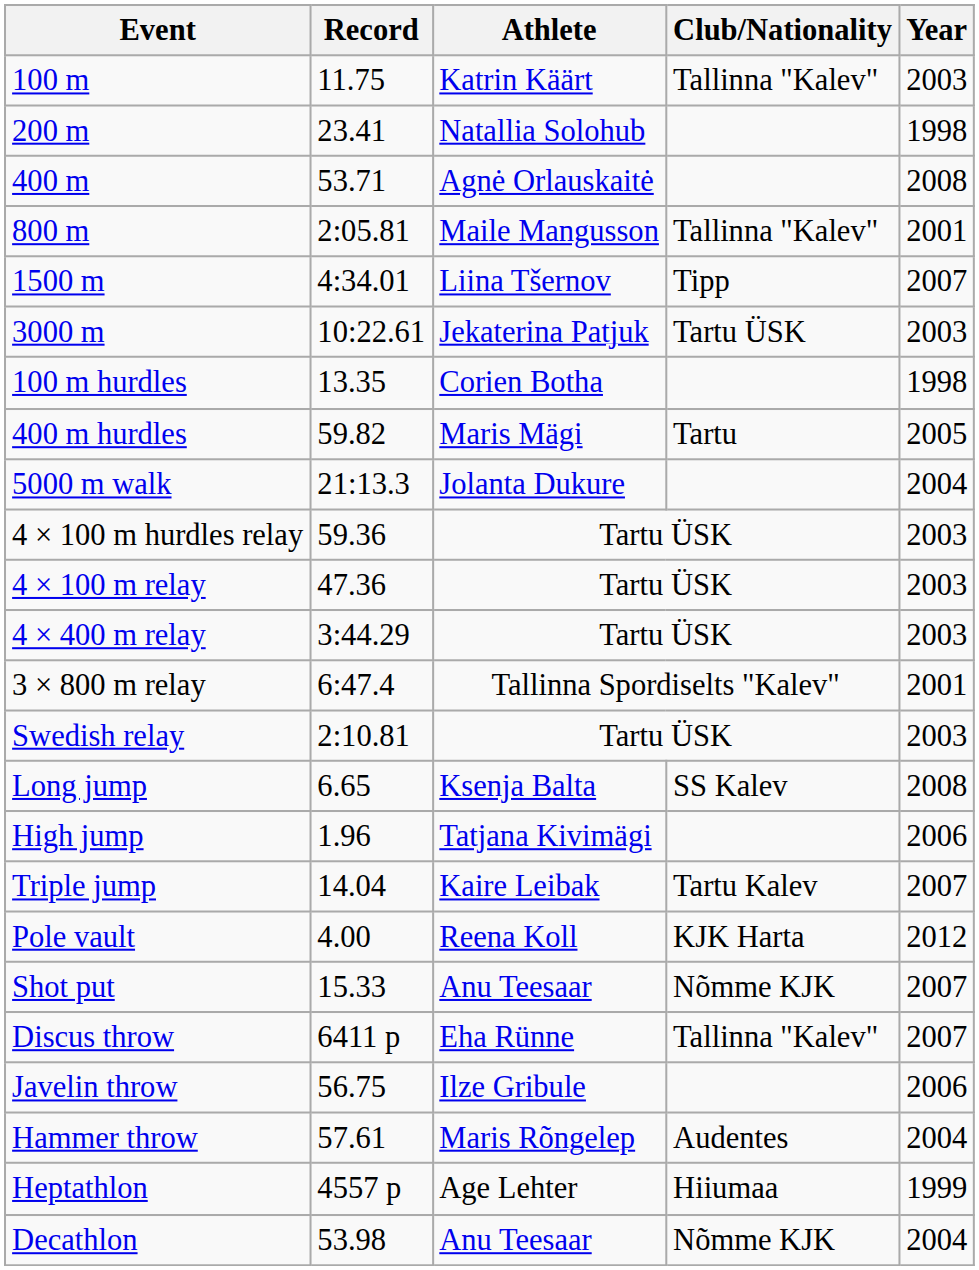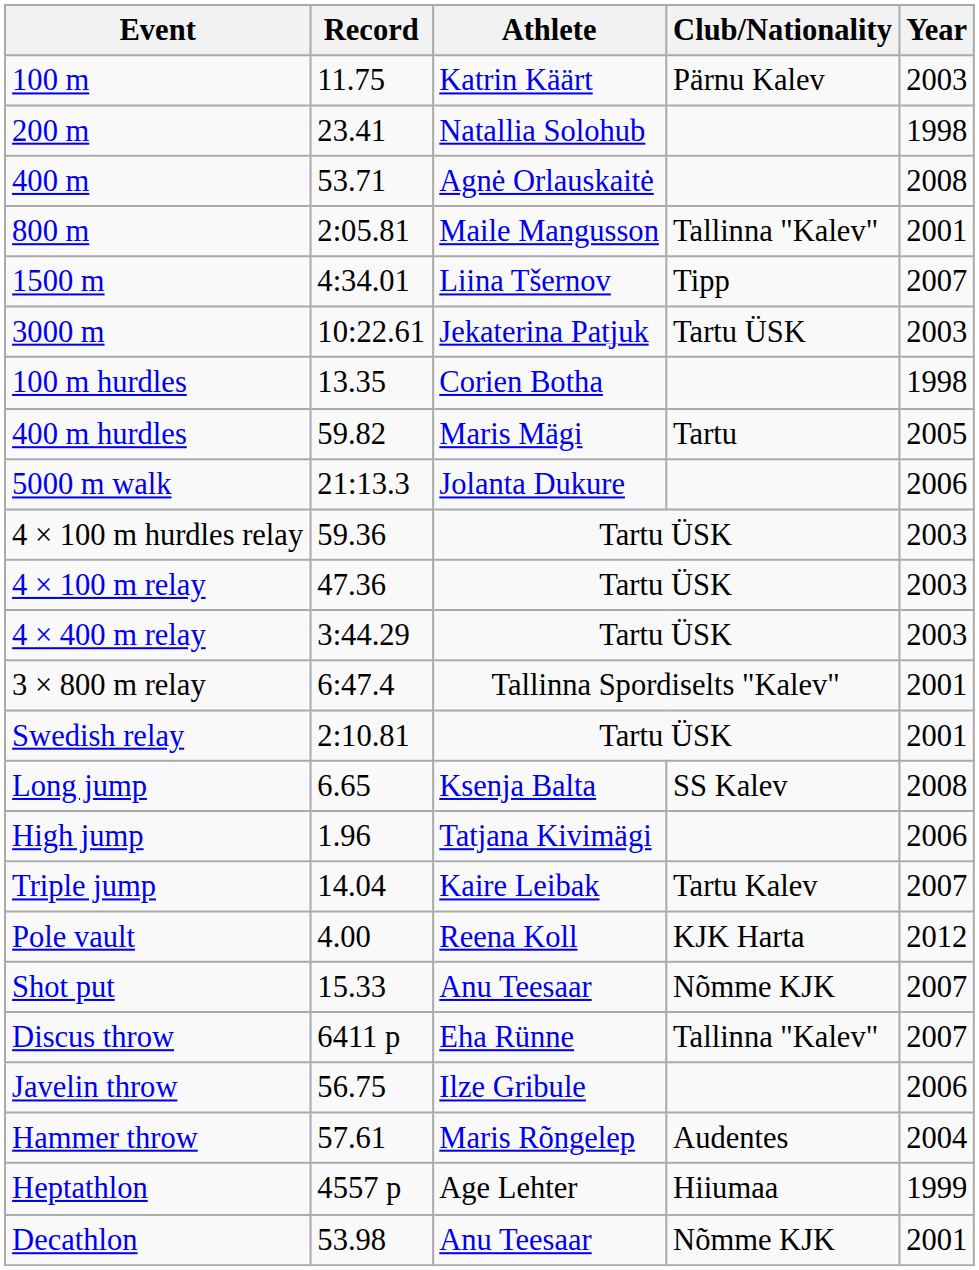(776, 80) Tallinna "Kalev" -> (749, 80) Pärnu Kalev
(937, 483) 2004 -> (937, 483) 2006
(937, 735) 2003 -> (937, 735) 2001
(937, 1238) 2004 -> (937, 1238) 2001
